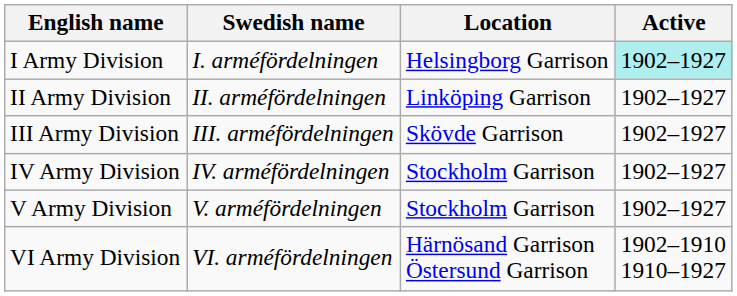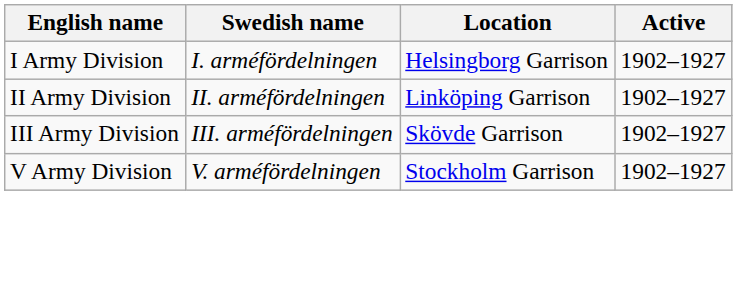(673, 60) paleturquoise background -> (673, 60) no background
- row: (95, 171)
- row: (95, 258)
